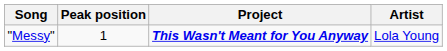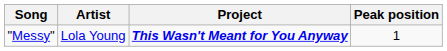columns swapped: (407, 14) <-> (103, 14)
